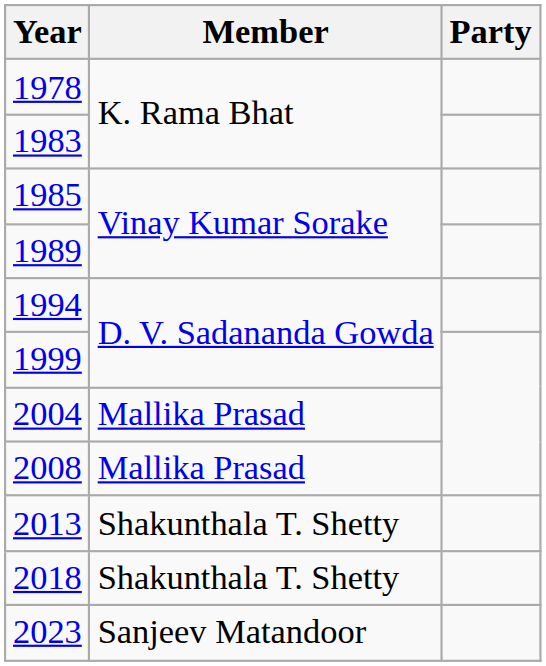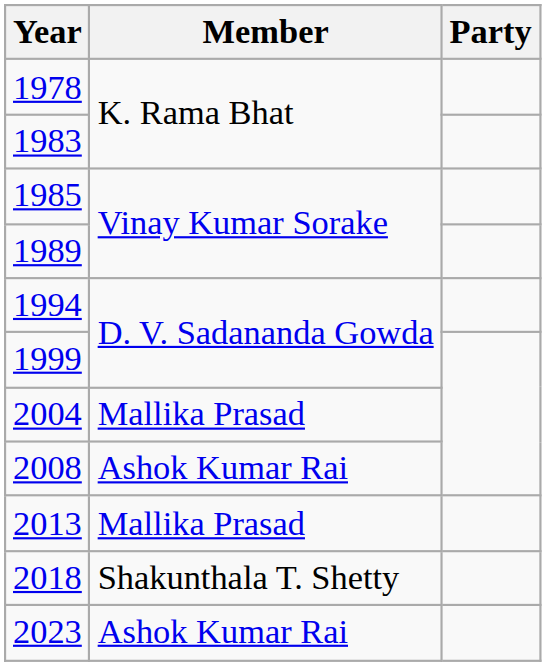(201, 468) Mallika Prasad -> (223, 468) Ashok Kumar Rai
(248, 522) Shakunthala T. Shetty -> (201, 522) Mallika Prasad
(232, 631) Sanjeev Matandoor -> (223, 631) Ashok Kumar Rai
